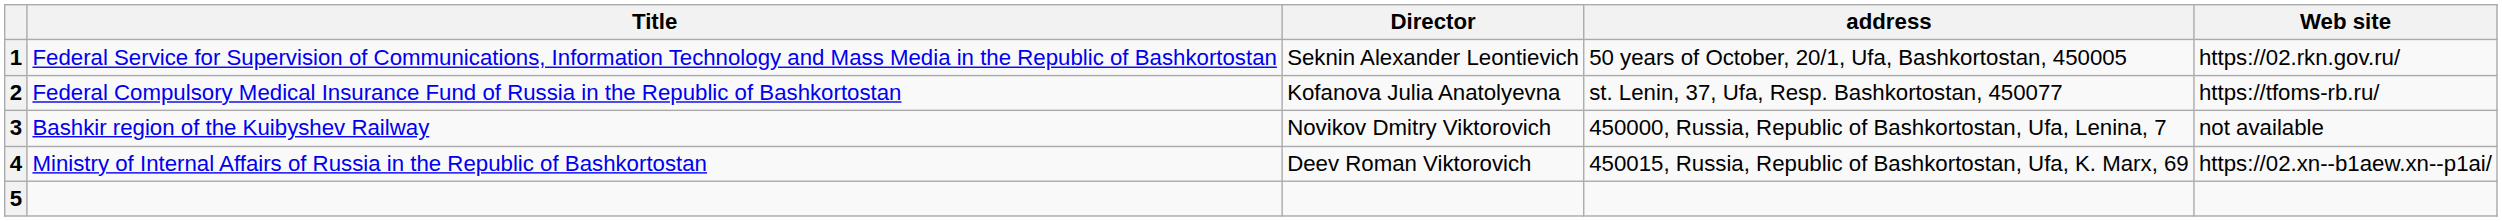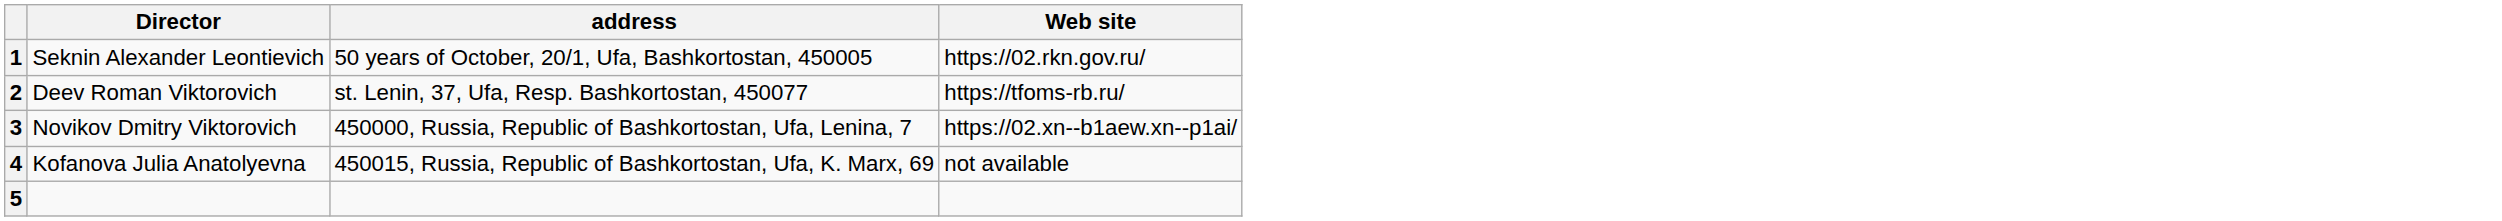- column: (655, 22)
(1424, 92) Kofanova Julia Anatolyevna -> (155, 92) Deev Roman Viktorovich
(2261, 127) not available -> (1091, 127) https://02.xn--b1aew.xn--p1ai/
(1409, 163) Deev Roman Viktorovich -> (169, 163) Kofanova Julia Anatolyevna
(2345, 163) https://02.xn--b1aew.xn--p1ai/ -> (1007, 163) not available
